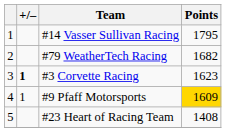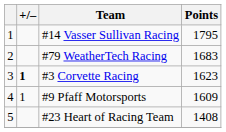(206, 56) 1682 -> (206, 56) 1683
(206, 97) gold background -> (206, 97) no background
